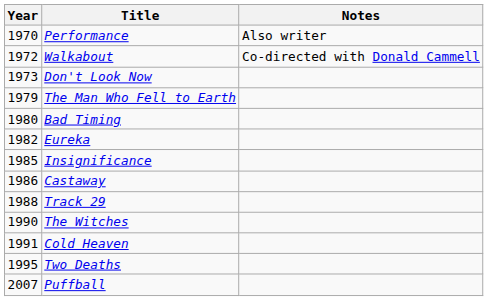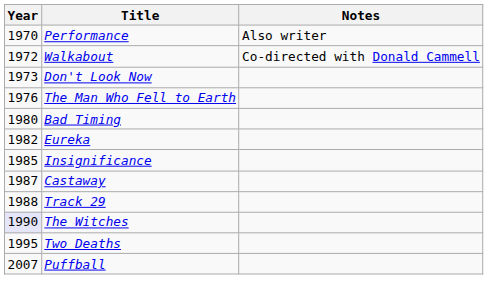(23, 98) 1979 -> (23, 98) 1976
(23, 181) 1986 -> (23, 181) 1987
(23, 223) no background -> (23, 223) lavender background
- row: (86, 243)
